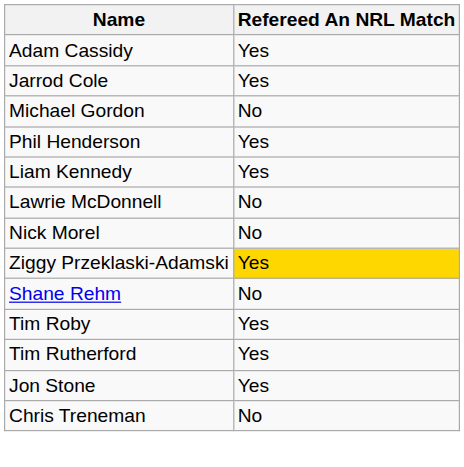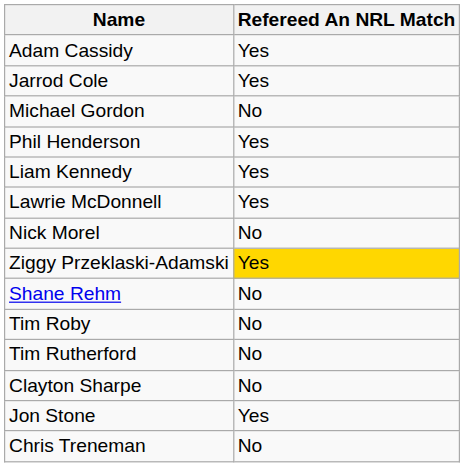(250, 202) No -> (253, 202) Yes
(253, 324) Yes -> (250, 324) No
(253, 354) Yes -> (250, 354) No
+ row: (75, 385)
